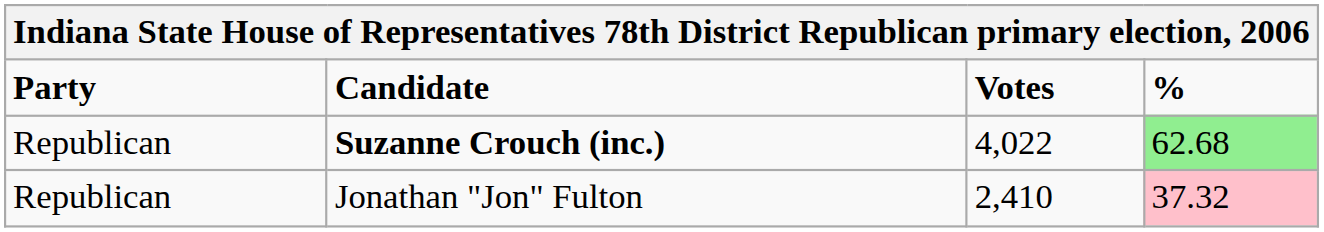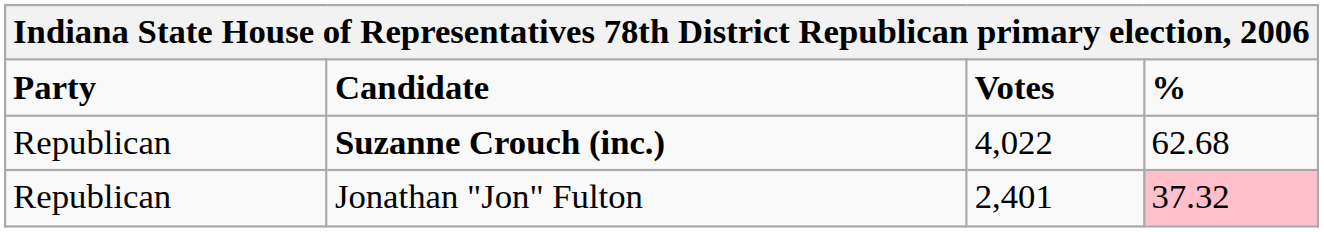(1191, 142) lightgreen background -> (1191, 142) no background
(1014, 197) 2,410 -> (1014, 197) 2,401
